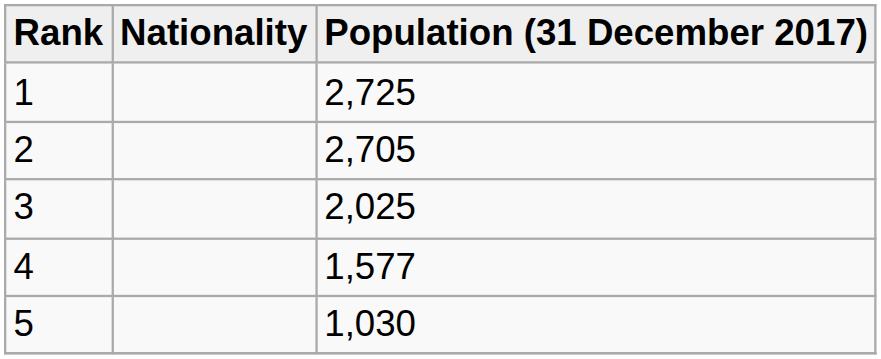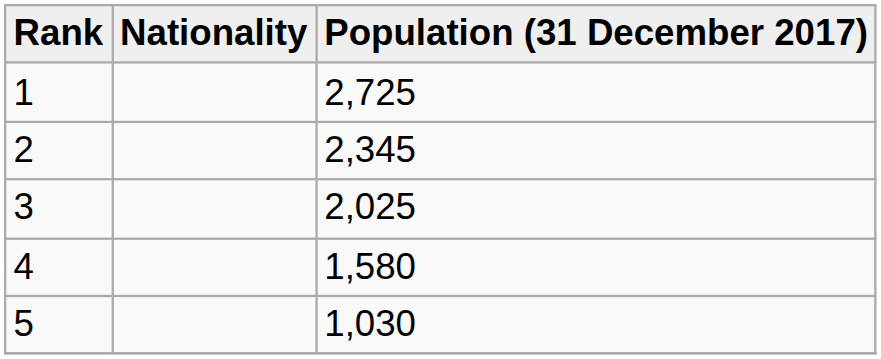(370, 149) 2,705 -> (370, 149) 2,345
(370, 265) 1,577 -> (370, 265) 1,580
